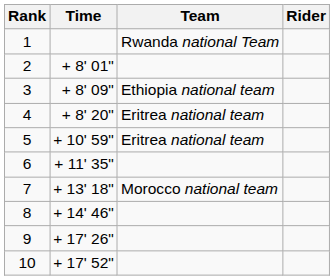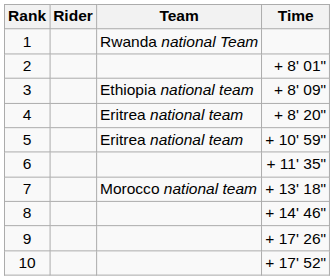columns swapped: (306, 16) <-> (84, 16)
